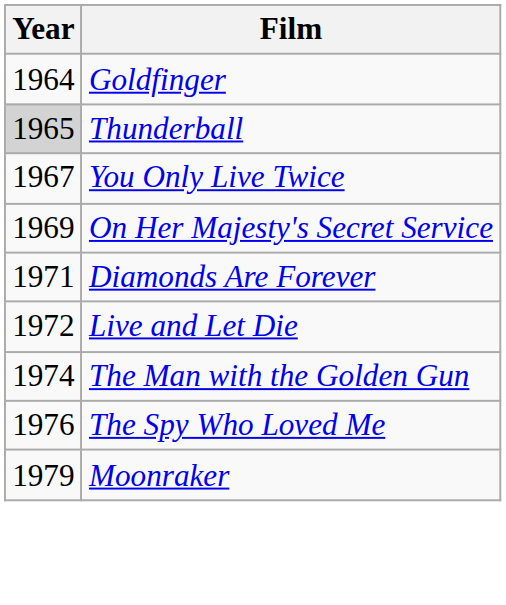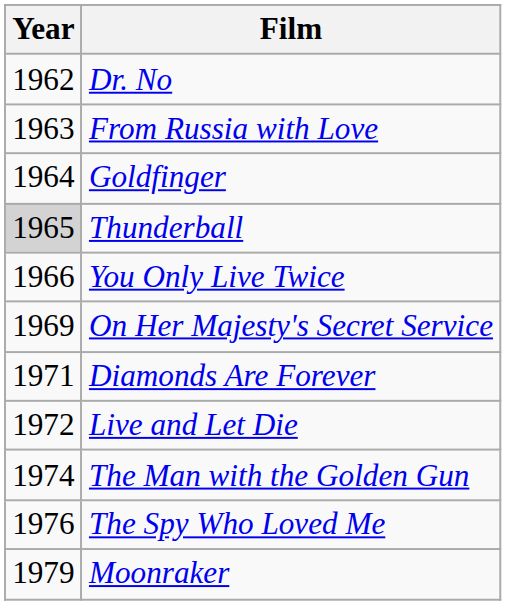+ row: (131, 78)
+ row: (234, 128)
(43, 177) 1967 -> (43, 276) 1966
